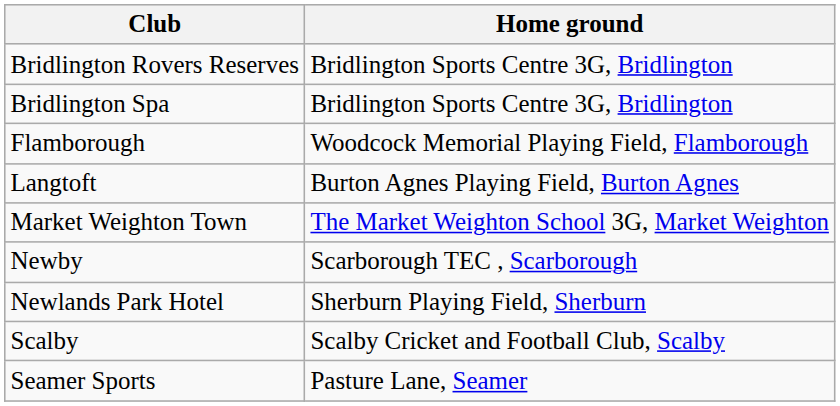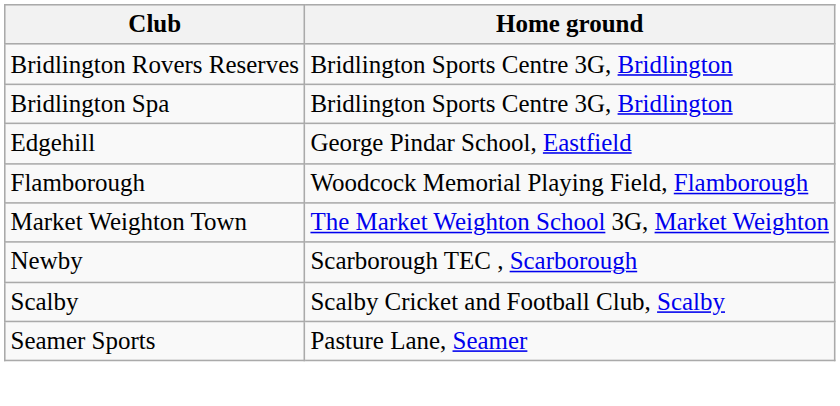+ row: (53, 143)
- row: (54, 182)
- row: (117, 301)
